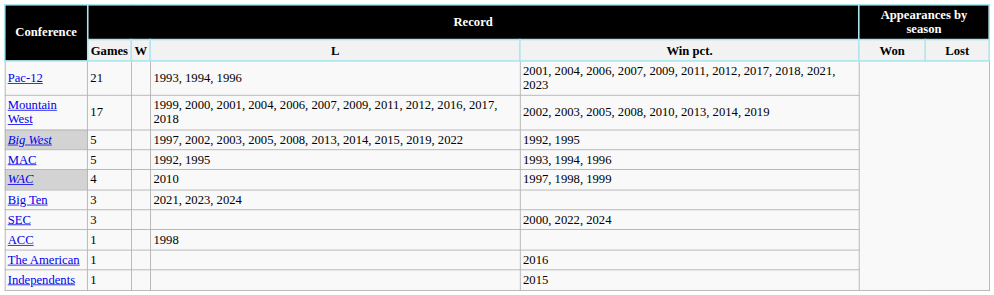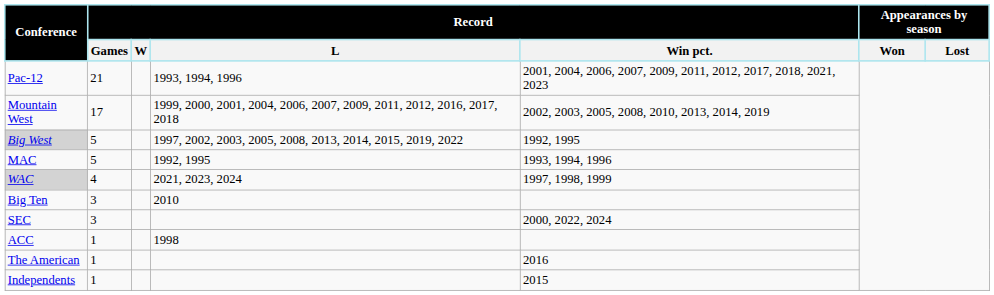(166, 179) 2010 -> (198, 179) 2021, 2023, 2024
(198, 199) 2021, 2023, 2024 -> (166, 199) 2010
